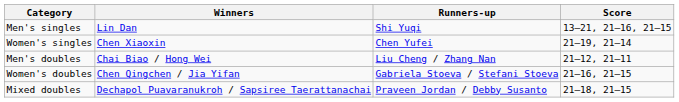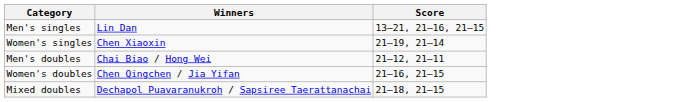- column: (467, 12)
